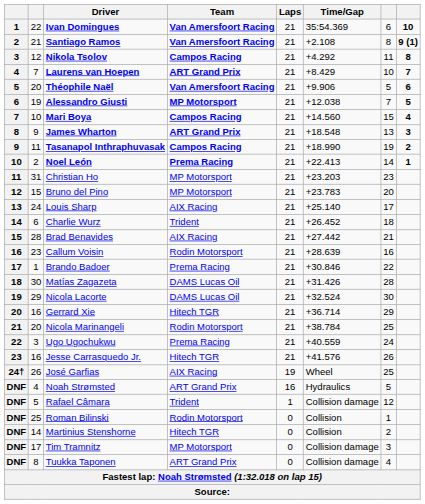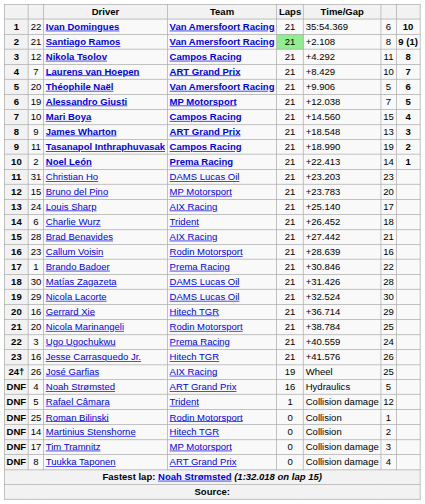(290, 41) no background -> (290, 41) lightgreen background
(201, 177) MP Motorsport -> (205, 177) DAMS Lucas Oil
